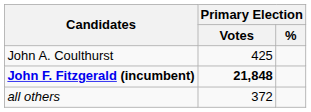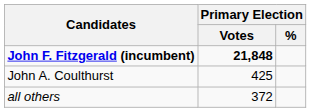rows swapped: (101, 76) <-> (60, 55)
